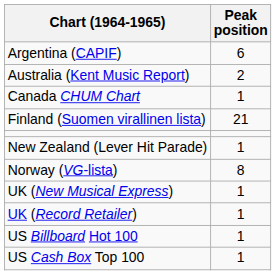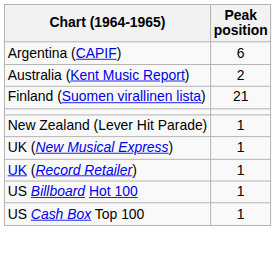- row: (74, 97)
- row: (63, 170)
